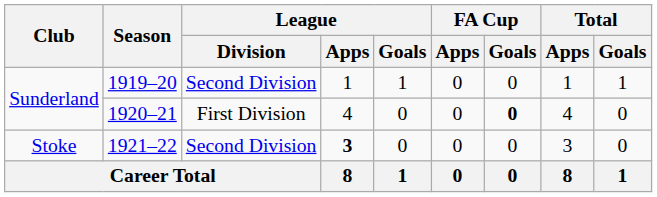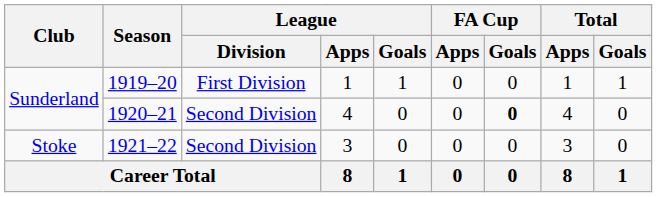(251, 82) Second Division -> (251, 82) First Division
(251, 113) First Division -> (251, 113) Second Division
(347, 144) bold -> (347, 144) normal
